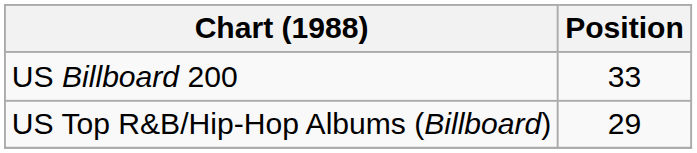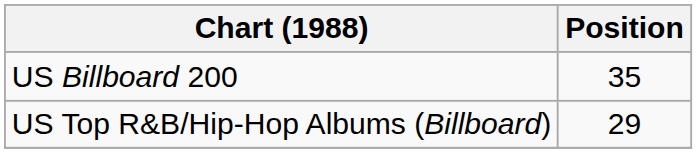(625, 76) 33 -> (625, 76) 35
